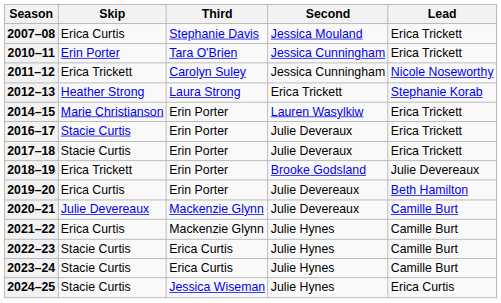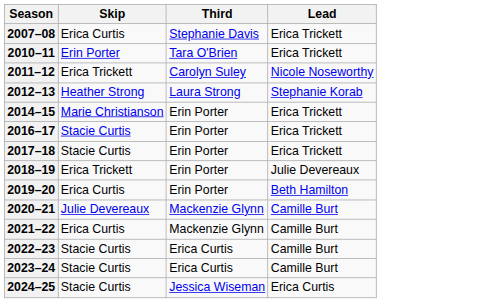- column: (328, 14)
